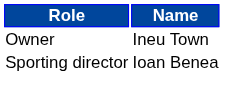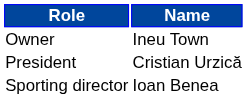+ row: (41, 62)
